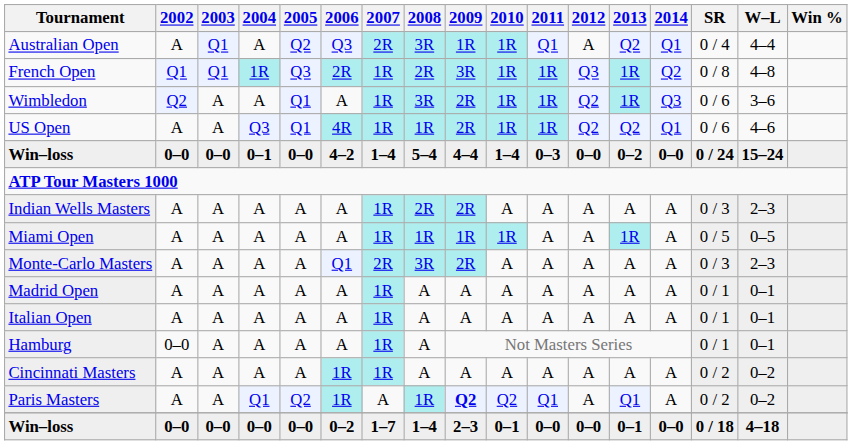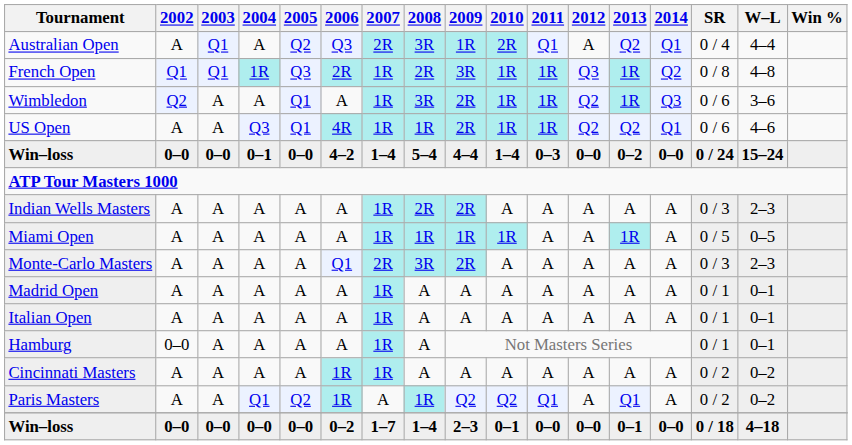(507, 44) 1R -> (507, 44) 2R
(466, 398) bold -> (466, 398) normal
